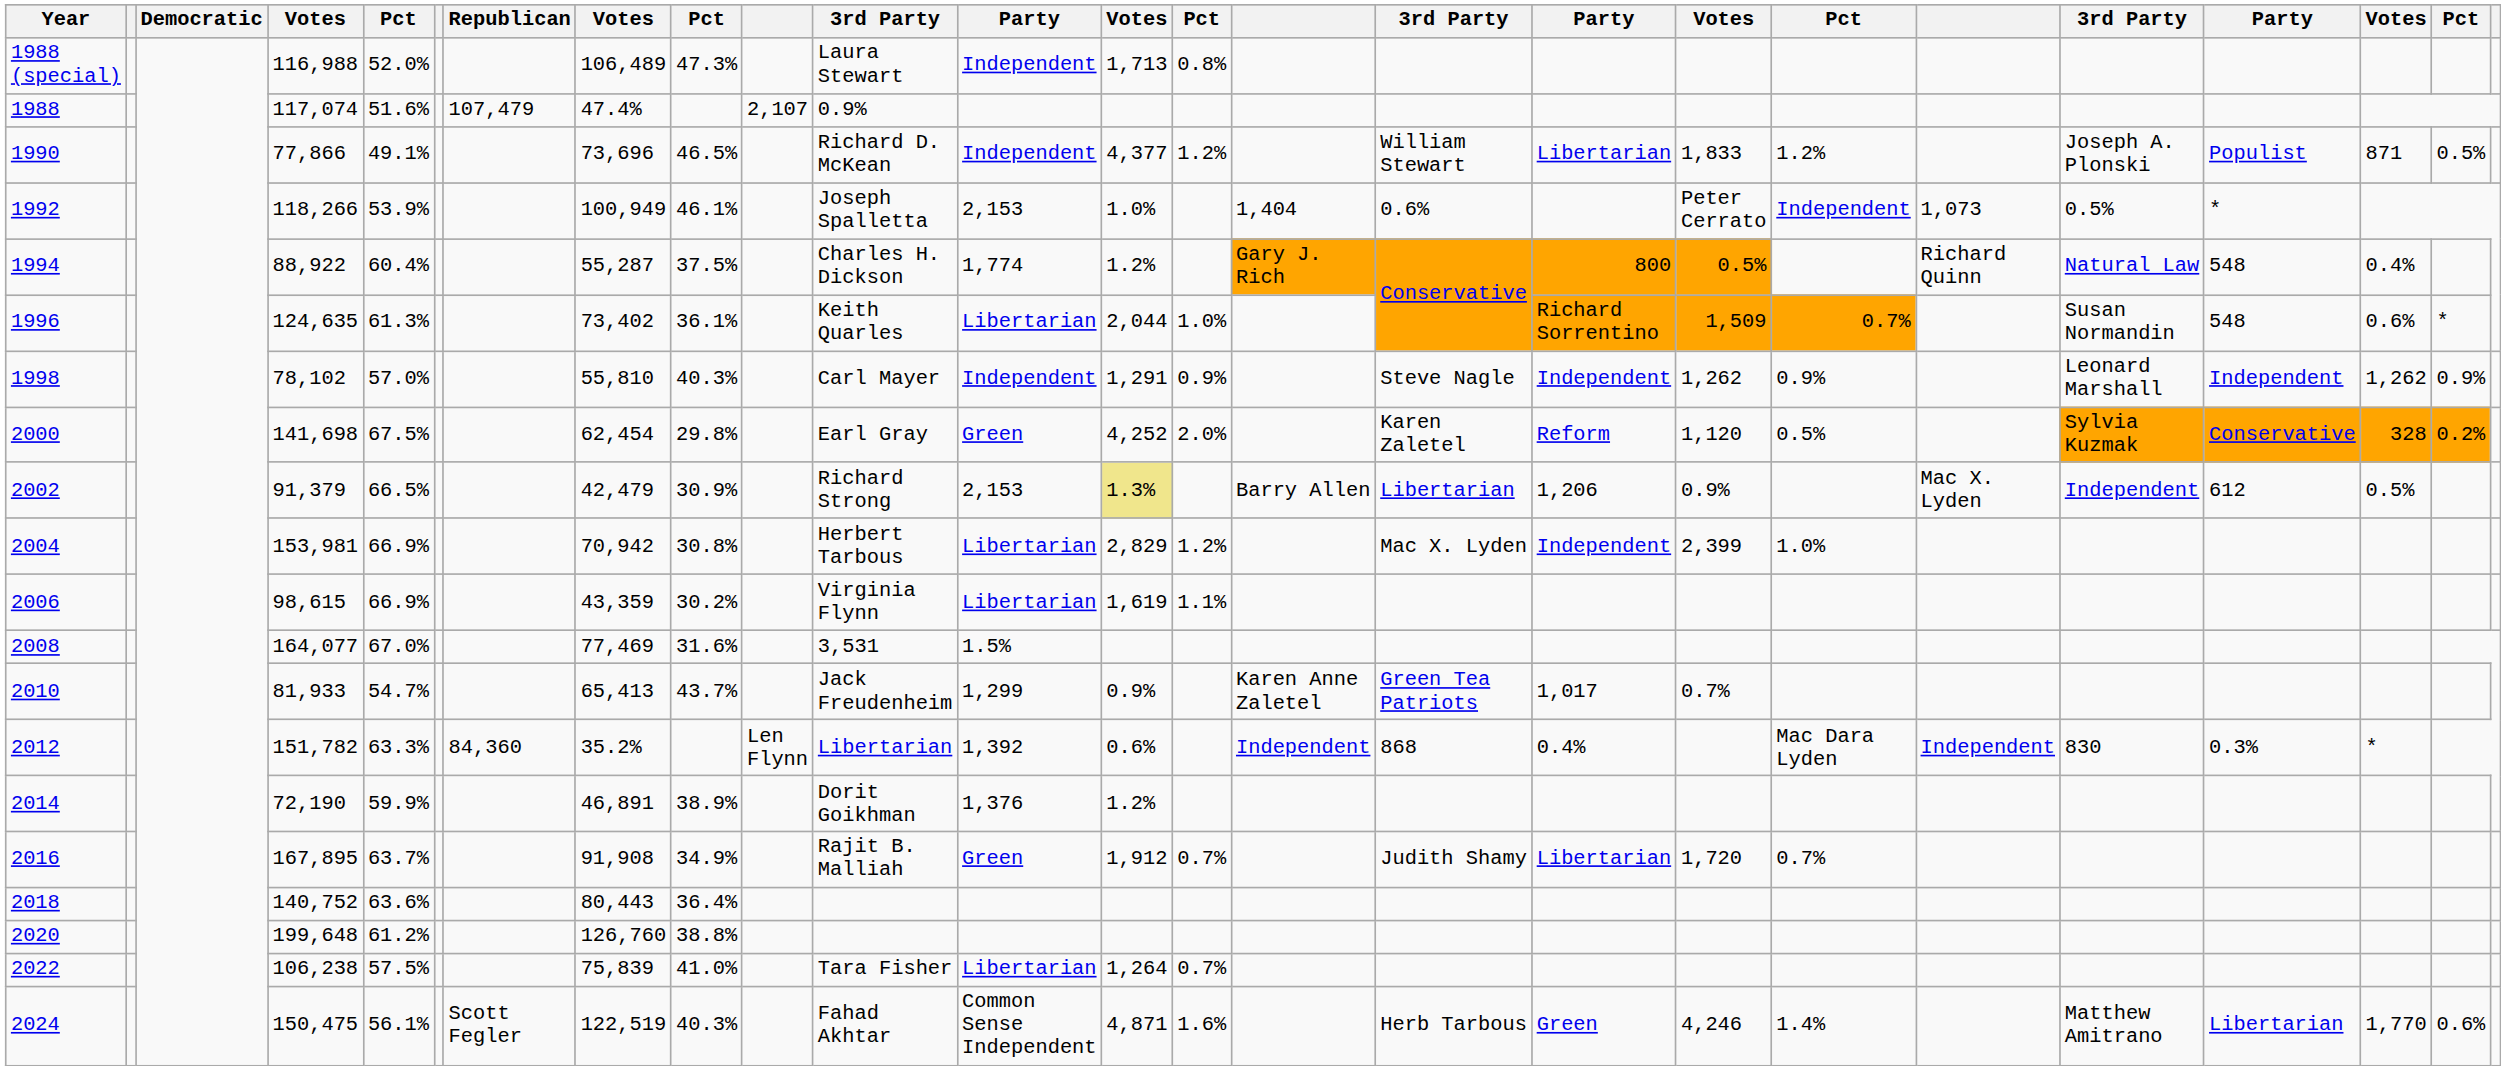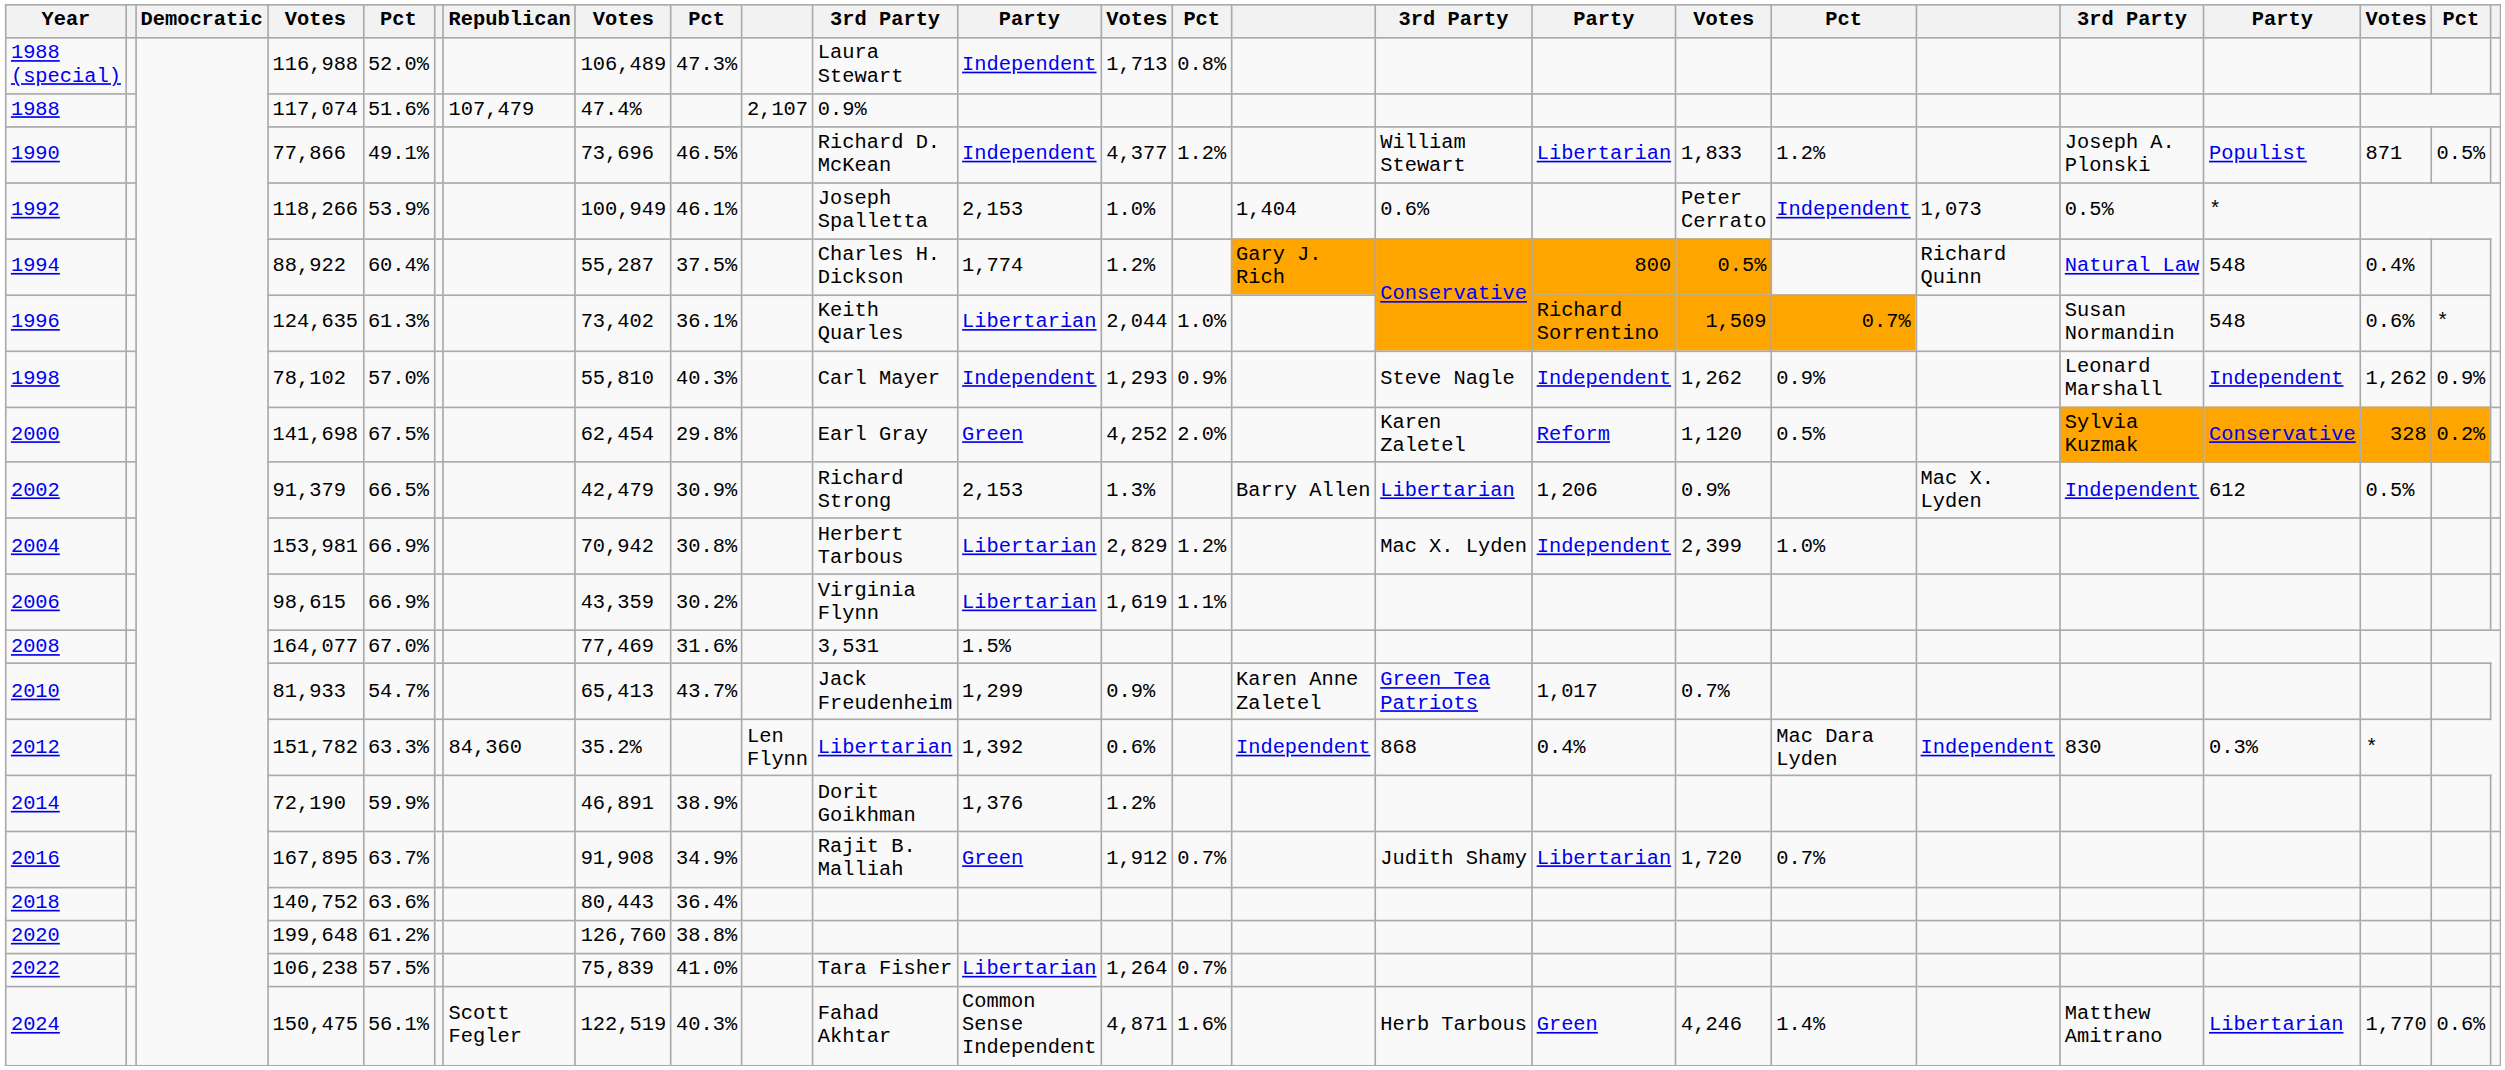(1137, 379) 1,291 -> (1137, 379) 1,293
(1131, 491) khaki background -> (1131, 491) no background
